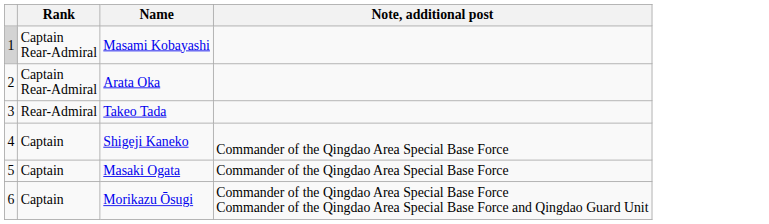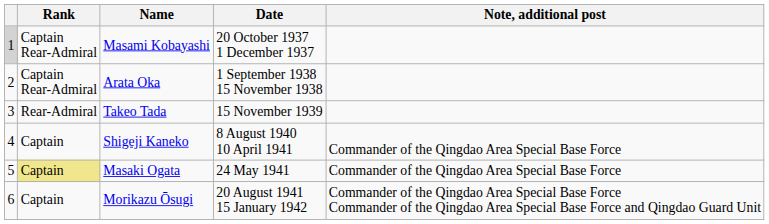+ column: (269, 15)
(42, 170) no background -> (42, 170) khaki background
